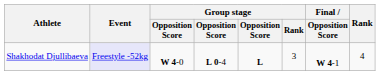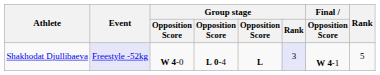(294, 57) no background -> (294, 57) lavender background
(362, 57) 4 -> (362, 57) 5
